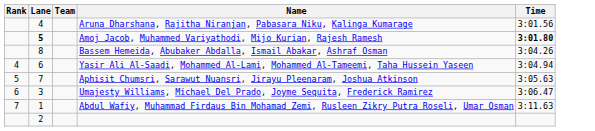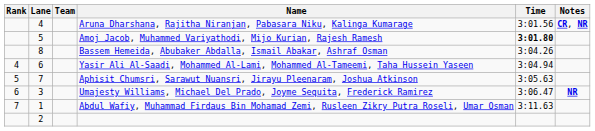+ column: (572, 11)
(41, 39) bold -> (41, 39) normal
